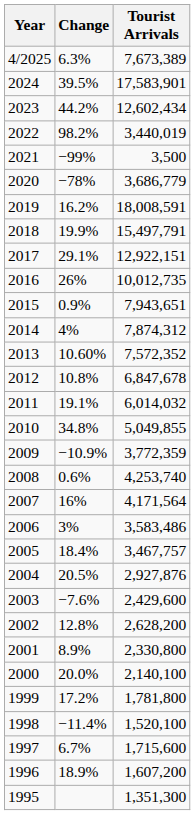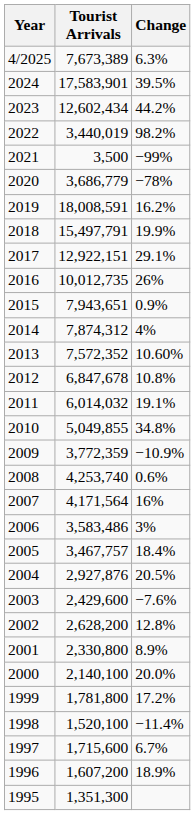columns swapped: (151, 25) <-> (84, 25)
